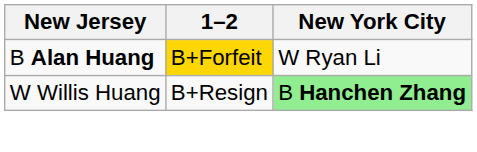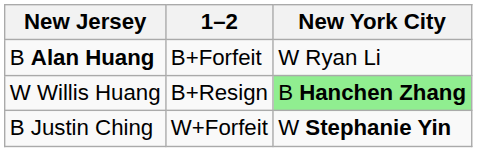(216, 57) gold background -> (216, 57) no background
+ row: (82, 127)
